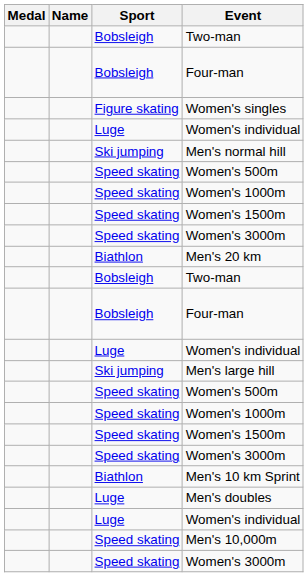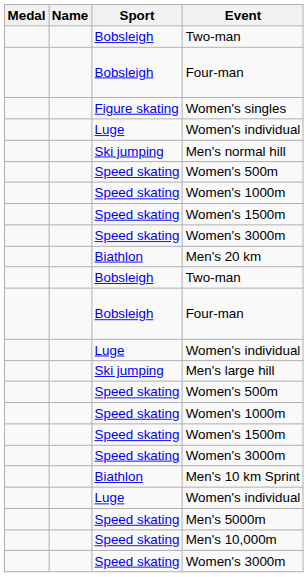- row: (109, 498)
+ row: (137, 519)
